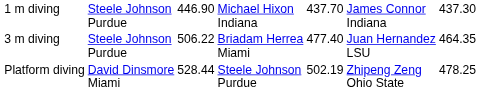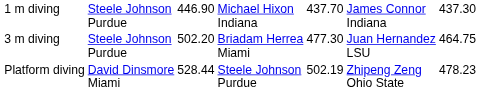(196, 39) 506.22 -> (196, 39) 502.20
(325, 39) 477.40 -> (325, 39) 477.30
(458, 39) 464.35 -> (458, 39) 464.75
(458, 70) 478.25 -> (458, 70) 478.23
